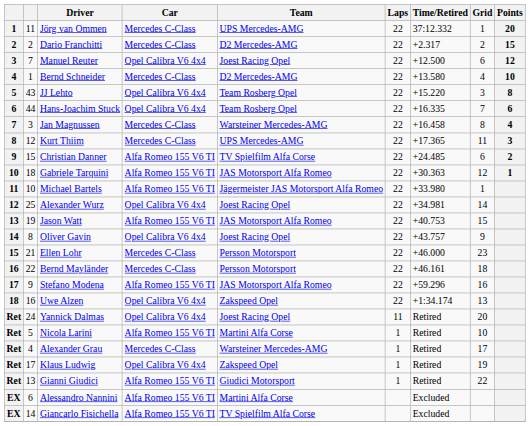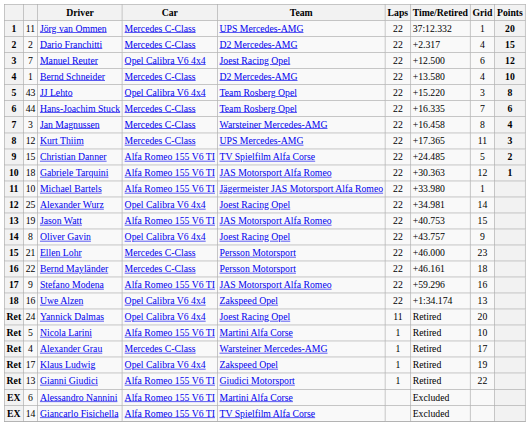(482, 44) 2 -> (482, 44) 4
(165, 108) Opel Calibra V6 4x4 -> (160, 108) Mercedes C-Class
(482, 157) 6 -> (482, 157) 5
